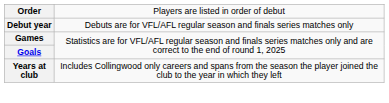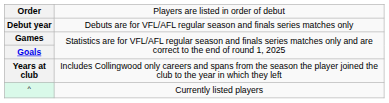+ row: (29, 89)
